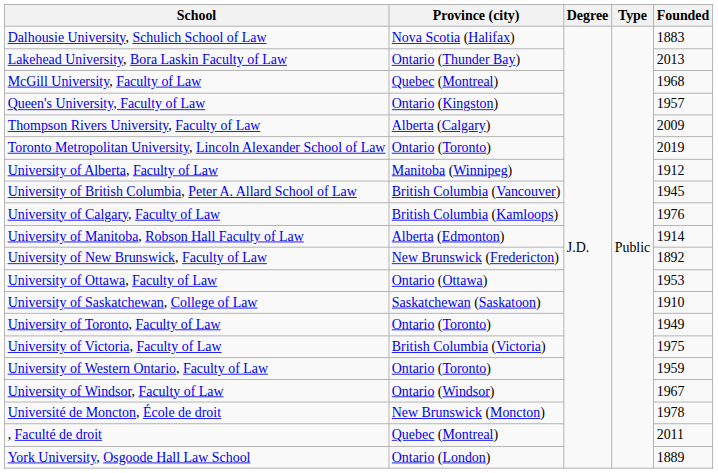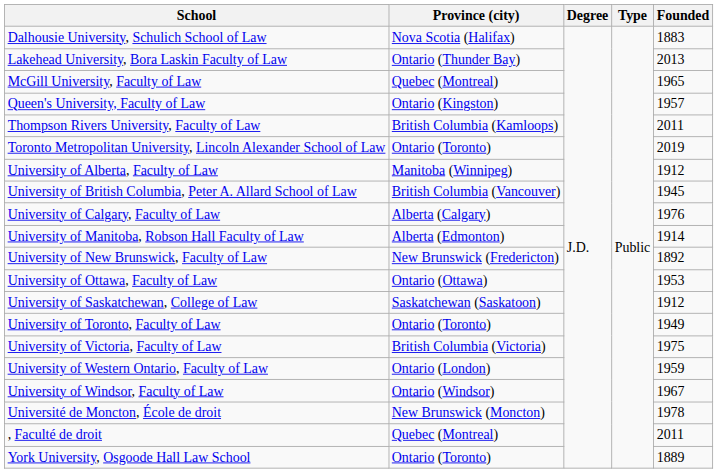(671, 81) 1968 -> (671, 81) 1965
(441, 125) Alberta (Calgary) -> (475, 125) British Columbia (Kamloops)
(671, 125) 2009 -> (670, 125) 2011
(475, 214) British Columbia (Kamloops) -> (441, 214) Alberta (Calgary)
(671, 302) 1910 -> (671, 302) 1912
(441, 368) Ontario (Toronto) -> (441, 368) Ontario (London)
(441, 457) Ontario (London) -> (441, 457) Ontario (Toronto)
